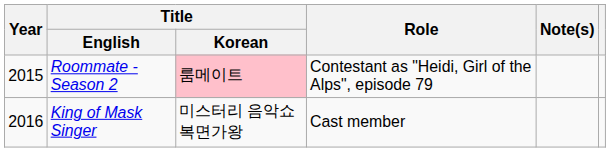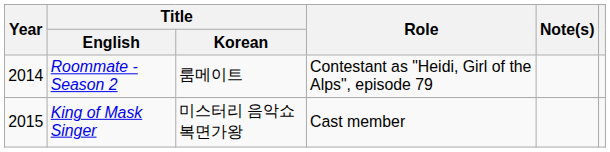(26, 76) 2015 -> (26, 76) 2014
(211, 75) pink background -> (211, 75) no background
(26, 122) 2016 -> (26, 122) 2015
